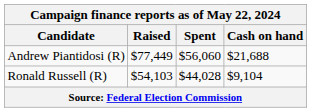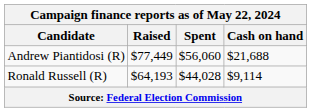(152, 76) $54,103 -> (152, 76) $64,193
(245, 76) $9,104 -> (244, 76) $9,114
